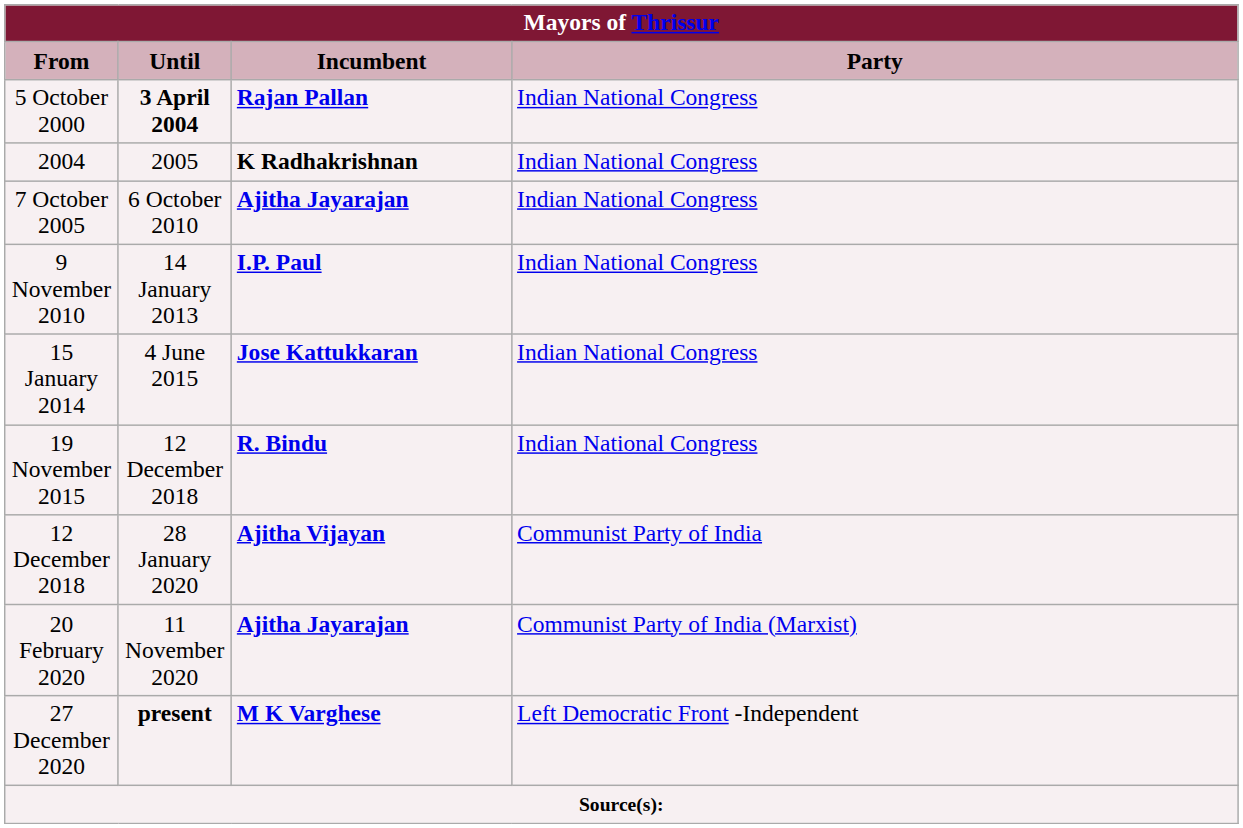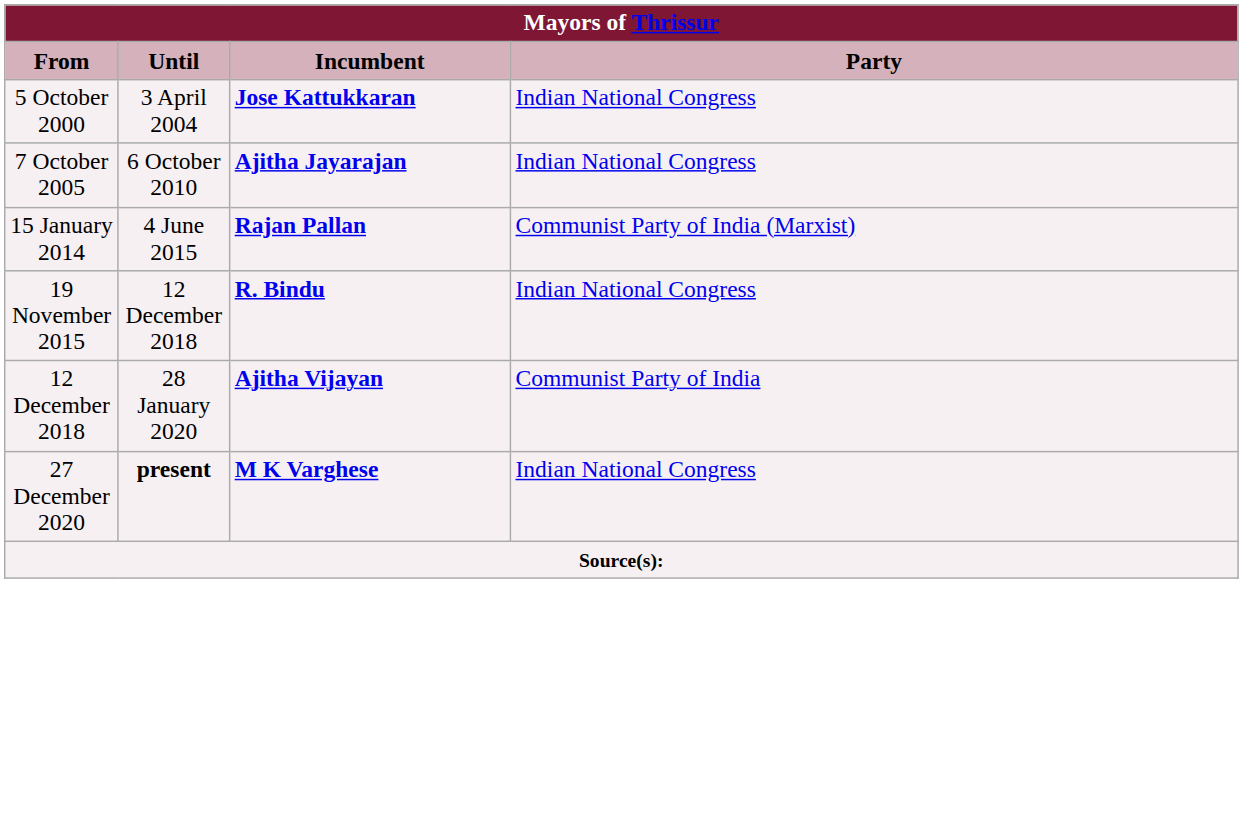(175, 110) bold -> (174, 110) normal
(303, 97) Rajan Pallan -> (325, 97) Jose Kattukkaran
- row: (61, 161)
- row: (61, 289)
(327, 352) Jose Kattukkaran -> (300, 225) Rajan Pallan
(637, 352) Indian National Congress -> (685, 225) Communist Party of India (Marxist)
- row: (61, 649)
(688, 713) Left Democratic Front -Independent -> (636, 469) Indian National Congress
